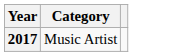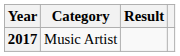+ column: (144, 16)
